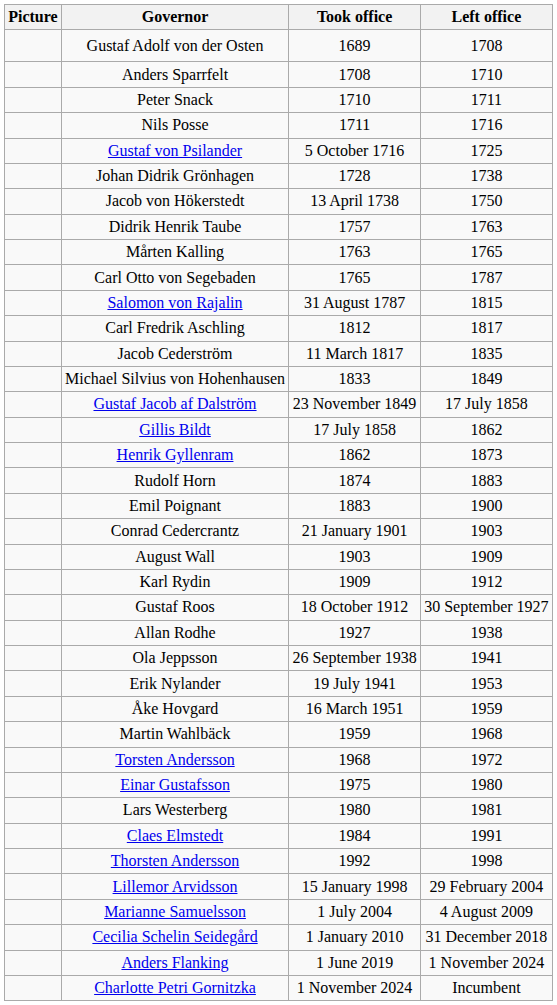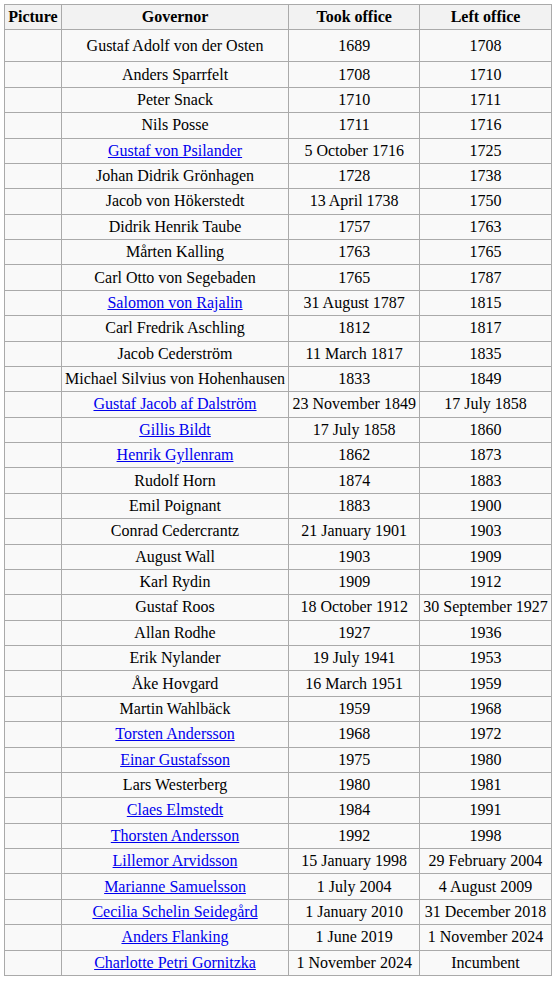(486, 429) 1862 -> (485, 429) 1860
(486, 632) 1938 -> (485, 632) 1936
- row: (175, 658)
